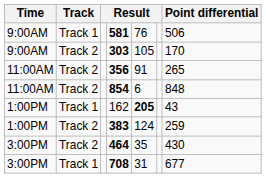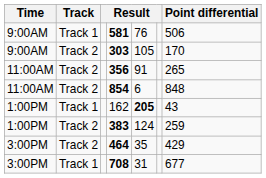(175, 145) 430 -> (175, 145) 429
